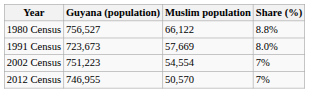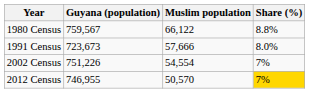(83, 29) 756,527 -> (83, 29) 759,567
(179, 46) 57,669 -> (179, 46) 57,666
(83, 63) 751,223 -> (83, 63) 751,226
(263, 79) no background -> (263, 79) gold background
